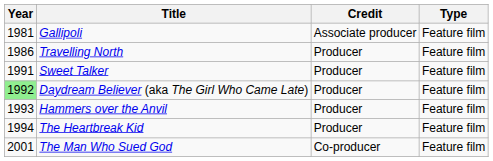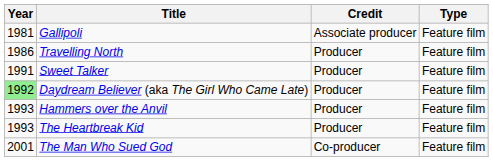(20, 128) 1994 -> (20, 128) 1993
